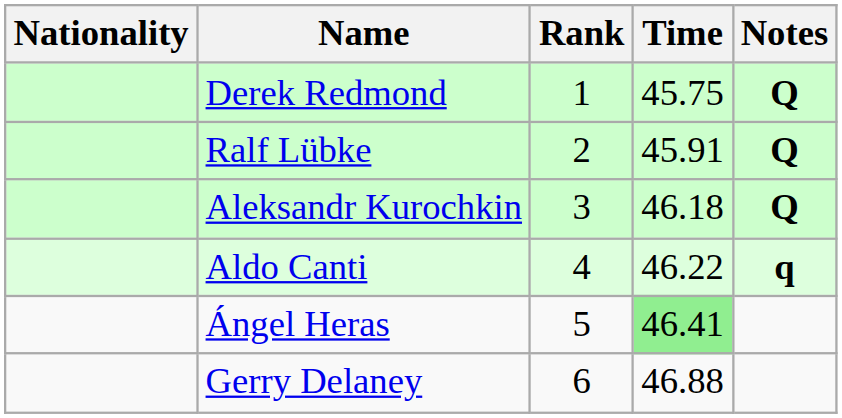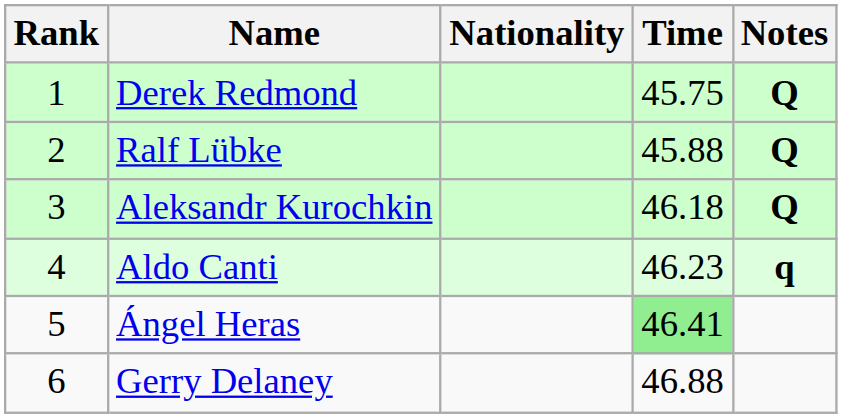columns swapped: (582, 33) <-> (101, 33)
(683, 149) 45.91 -> (683, 149) 45.88
(683, 265) 46.22 -> (683, 265) 46.23
